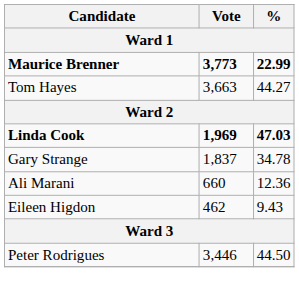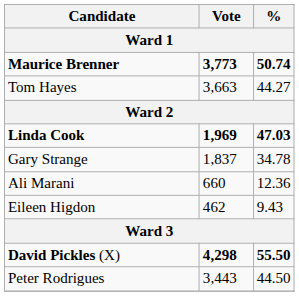(274, 64) 22.99 -> (274, 64) 50.74
+ row: (64, 254)
(220, 254) 3,446 -> (220, 278) 3,443
